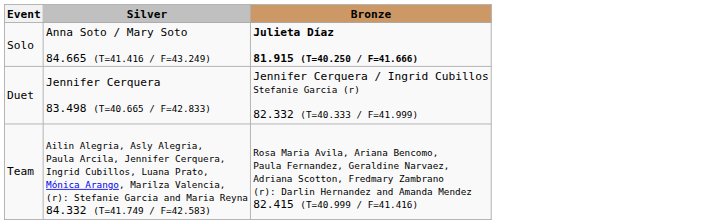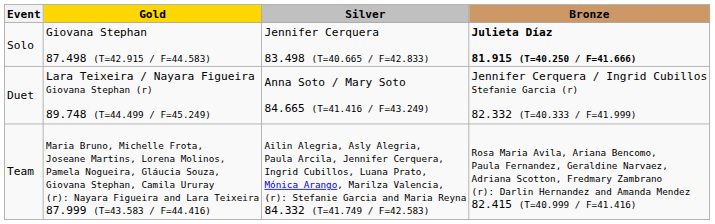+ column: (153, 14)
(129, 45) Anna Soto / Mary Soto 84.665 (T=41.416 / F=43.249) -> (347, 45) Jennifer Cerquera 83.498 (T=40.665 / F=42.833)
(129, 95) Jennifer Cerquera 83.498 (T=40.665 / F=42.833) -> (347, 95) Anna Soto / Mary Soto 84.665 (T=41.416 / F=43.249)
